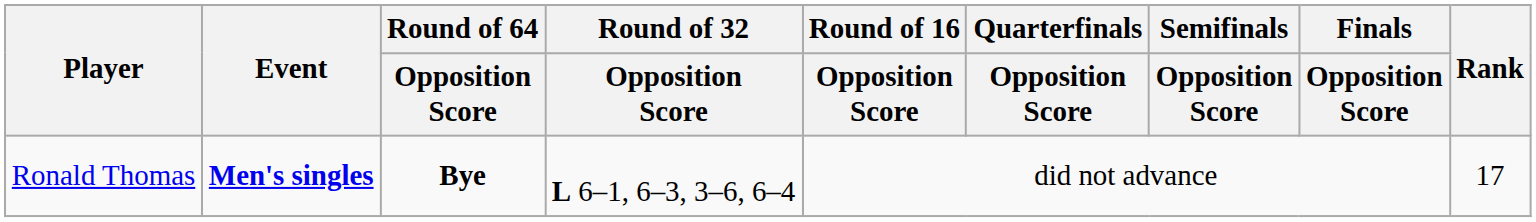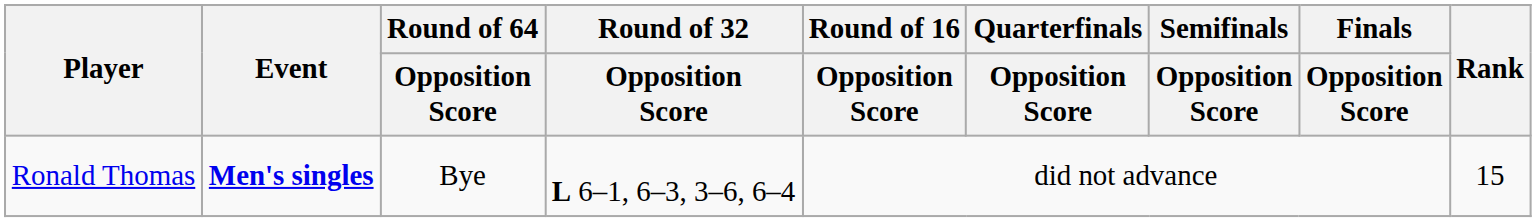(463, 175) bold -> (463, 175) normal
(1490, 175) 17 -> (1490, 175) 15
